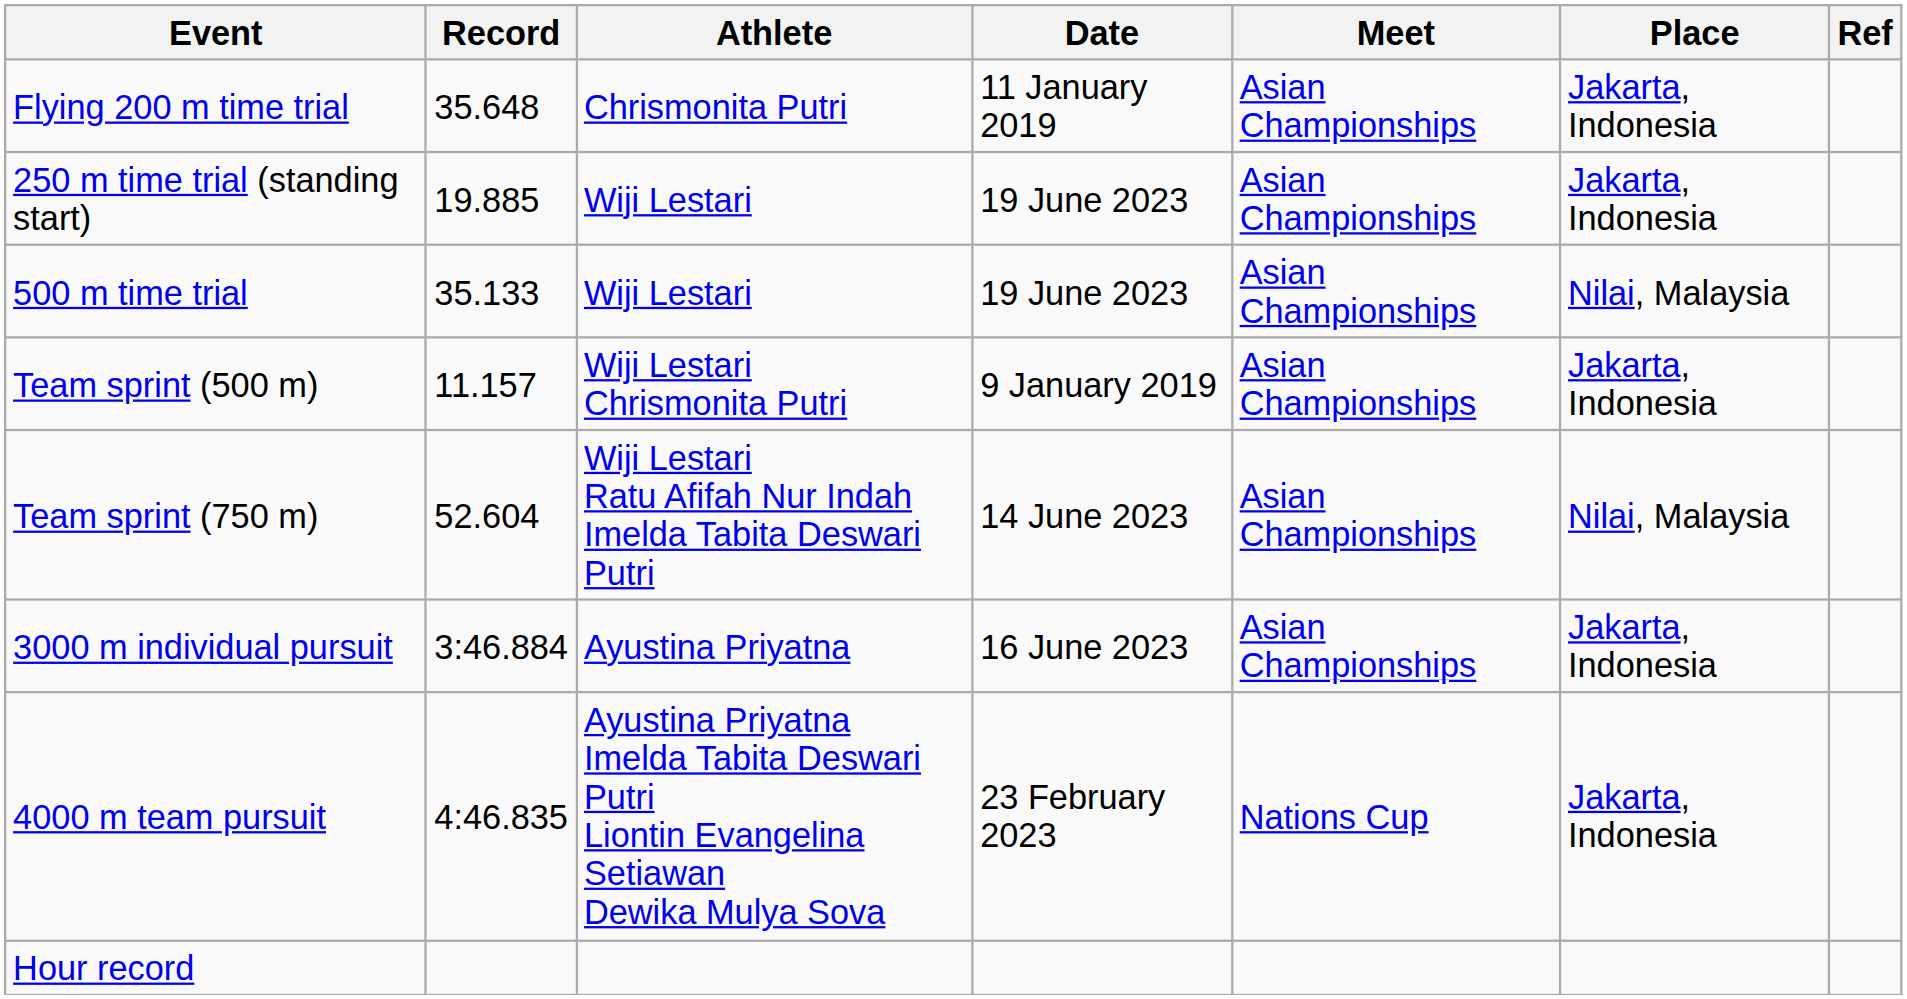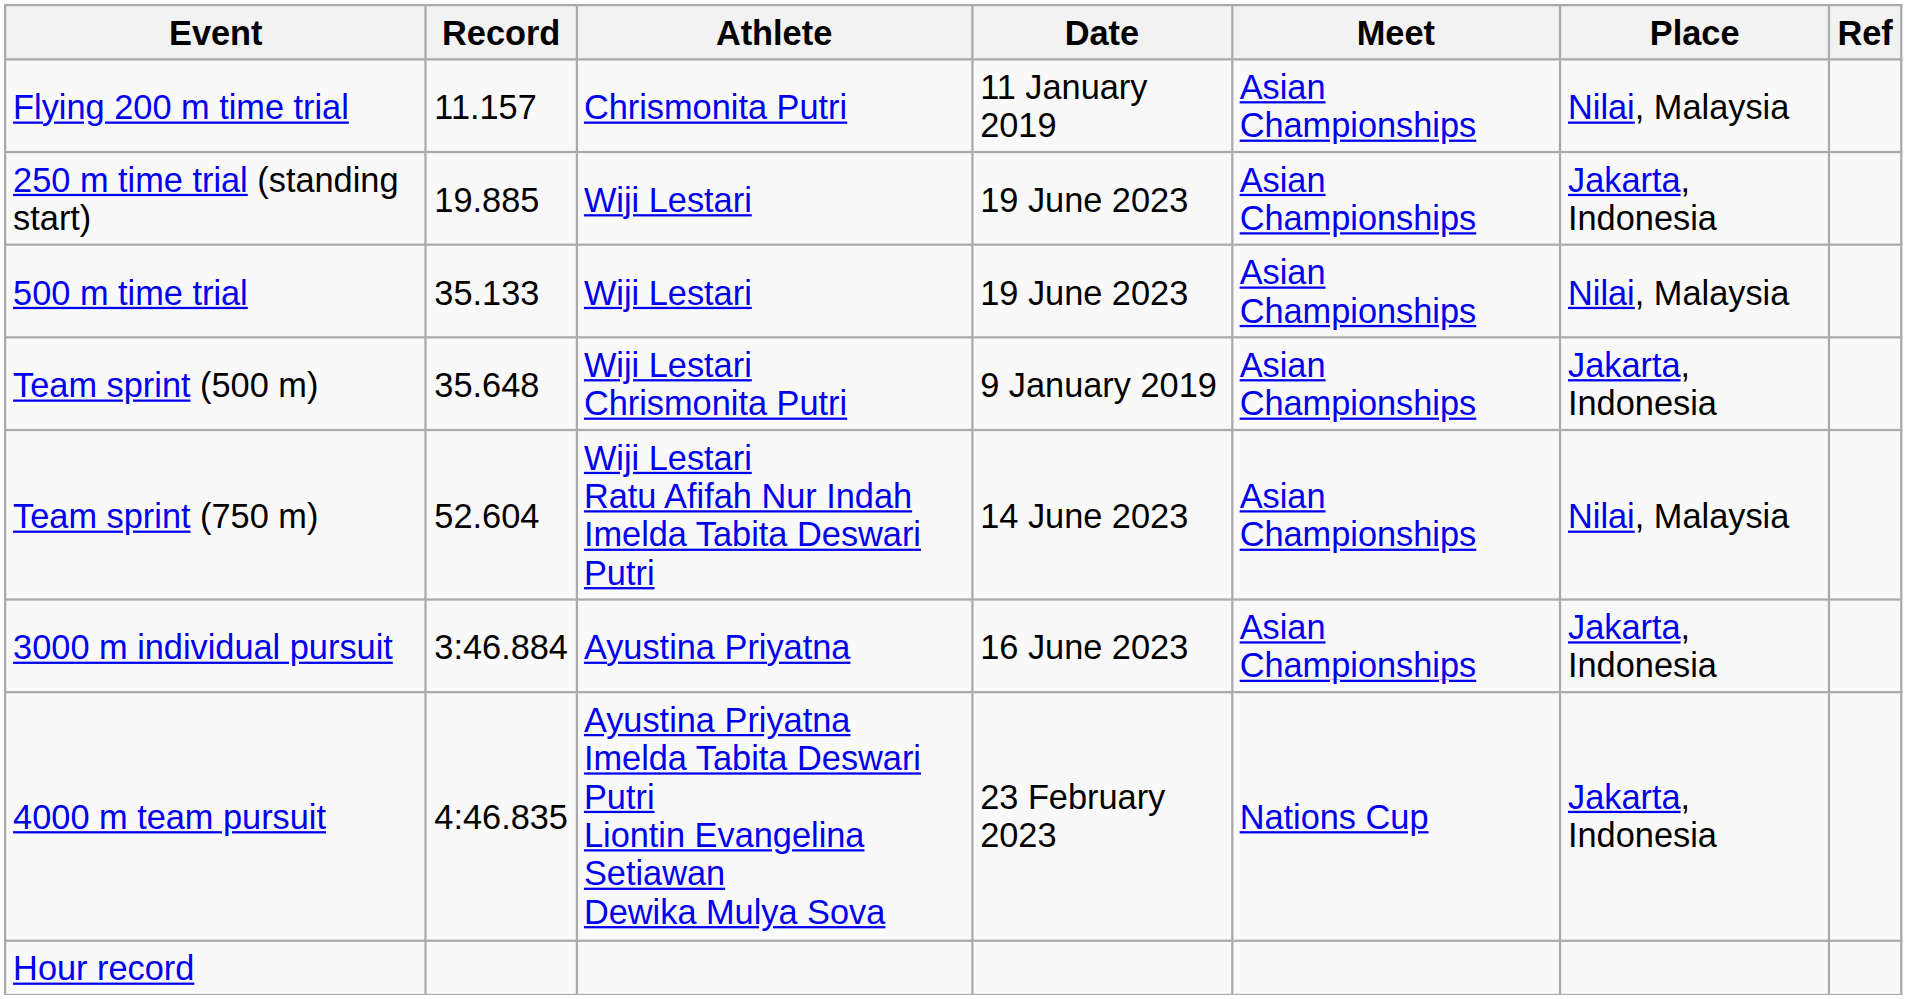(487, 106) 35.648 -> (486, 106) 11.157
(1642, 106) Jakarta, Indonesia -> (1679, 106) Nilai, Malaysia
(486, 385) 11.157 -> (487, 385) 35.648
